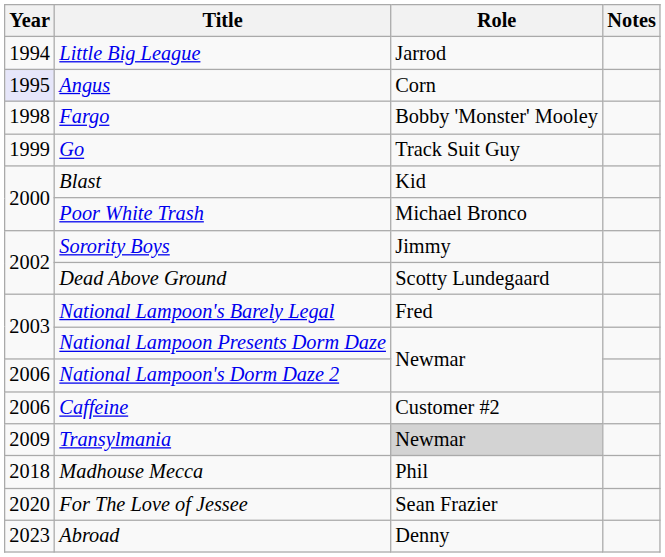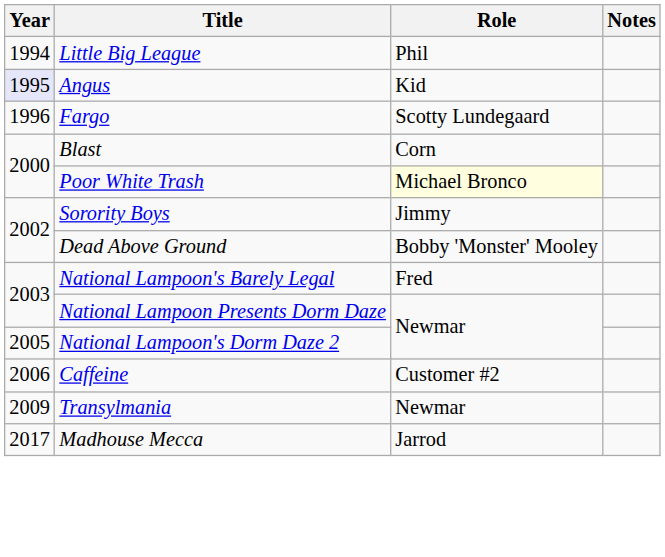(421, 52) Jarrod -> (412, 52) Phil
(416, 85) Corn -> (411, 85) Kid
(30, 117) 1998 -> (30, 117) 1996
(497, 117) Bobby 'Monster' Mooley -> (472, 117) Scotty Lundegaard
- row: (72, 149)
(411, 181) Kid -> (416, 149) Corn
(461, 213) no background -> (461, 181) lightyellow background
(472, 278) Scotty Lundegaard -> (497, 246) Bobby 'Monster' Mooley
(30, 375) 2006 -> (30, 342) 2005
(430, 439) lightgrey background -> (430, 407) no background
(30, 471) 2018 -> (30, 439) 2017
(412, 471) Phil -> (421, 439) Jarrod
- row: (154, 504)
- row: (89, 536)
